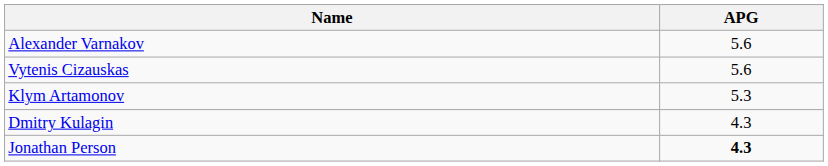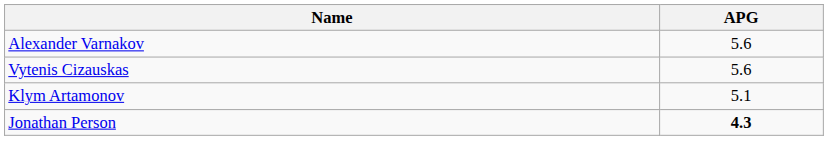(741, 95) 5.3 -> (741, 95) 5.1
- row: (61, 122)
